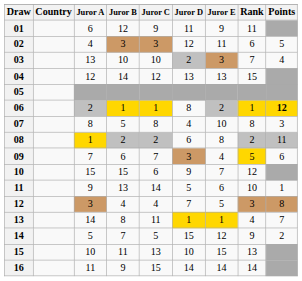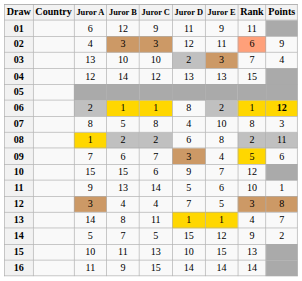(252, 44) no background -> (252, 44) lightsalmon background
(282, 44) 5 -> (282, 44) 9
